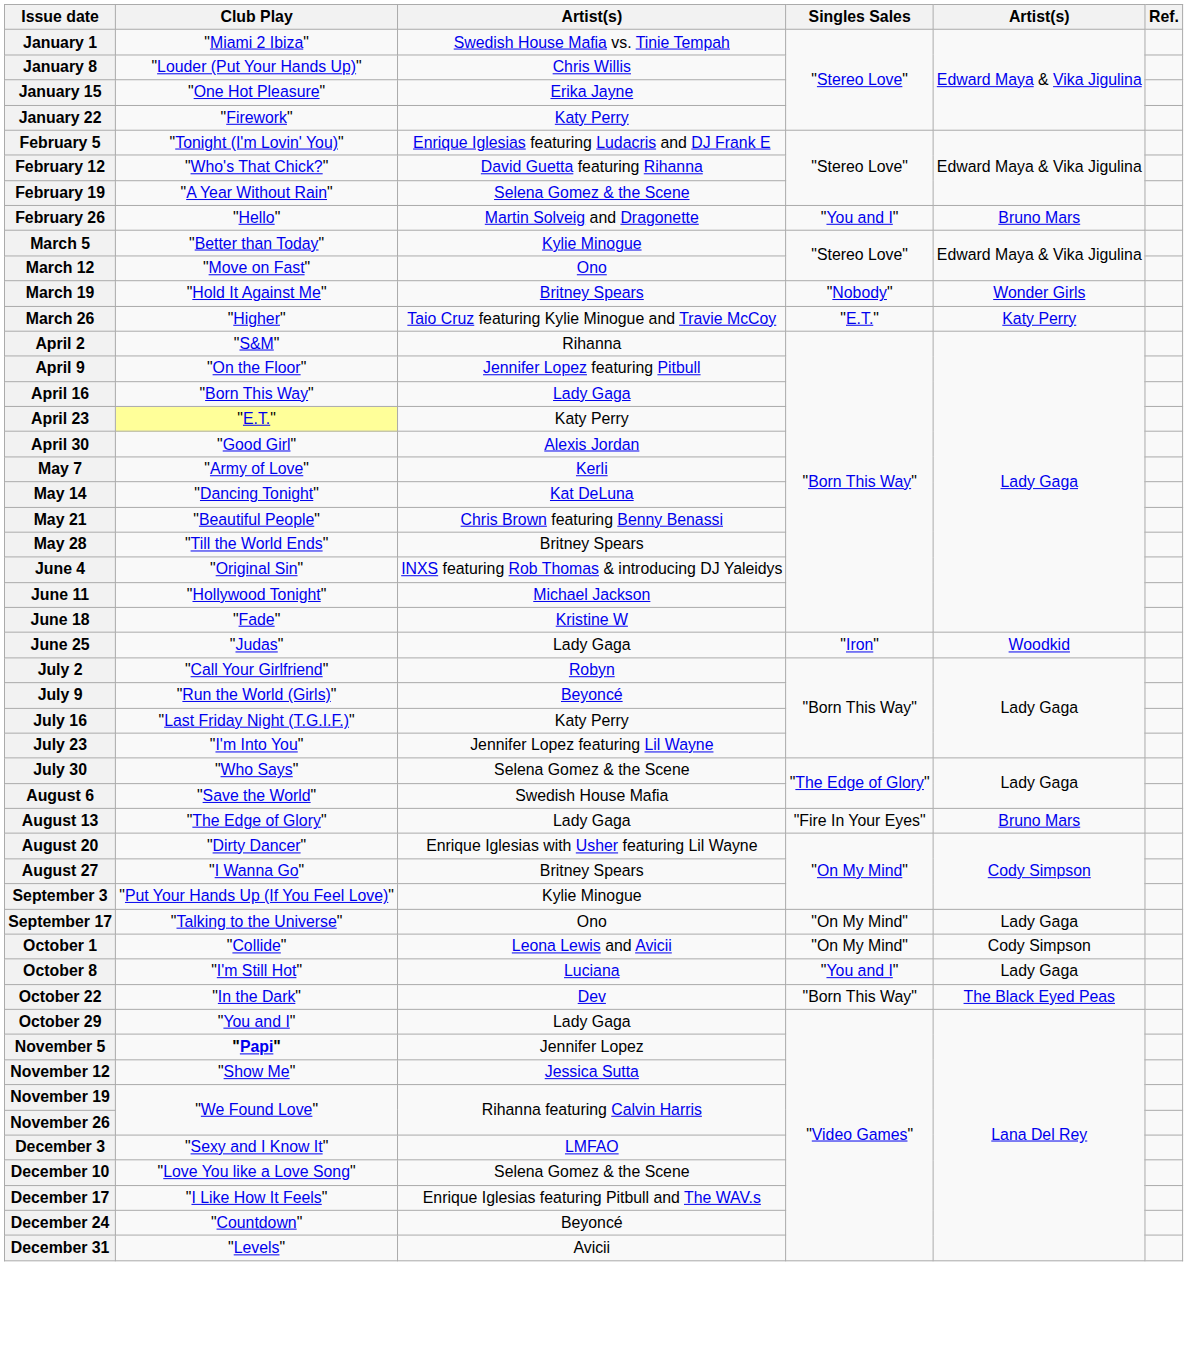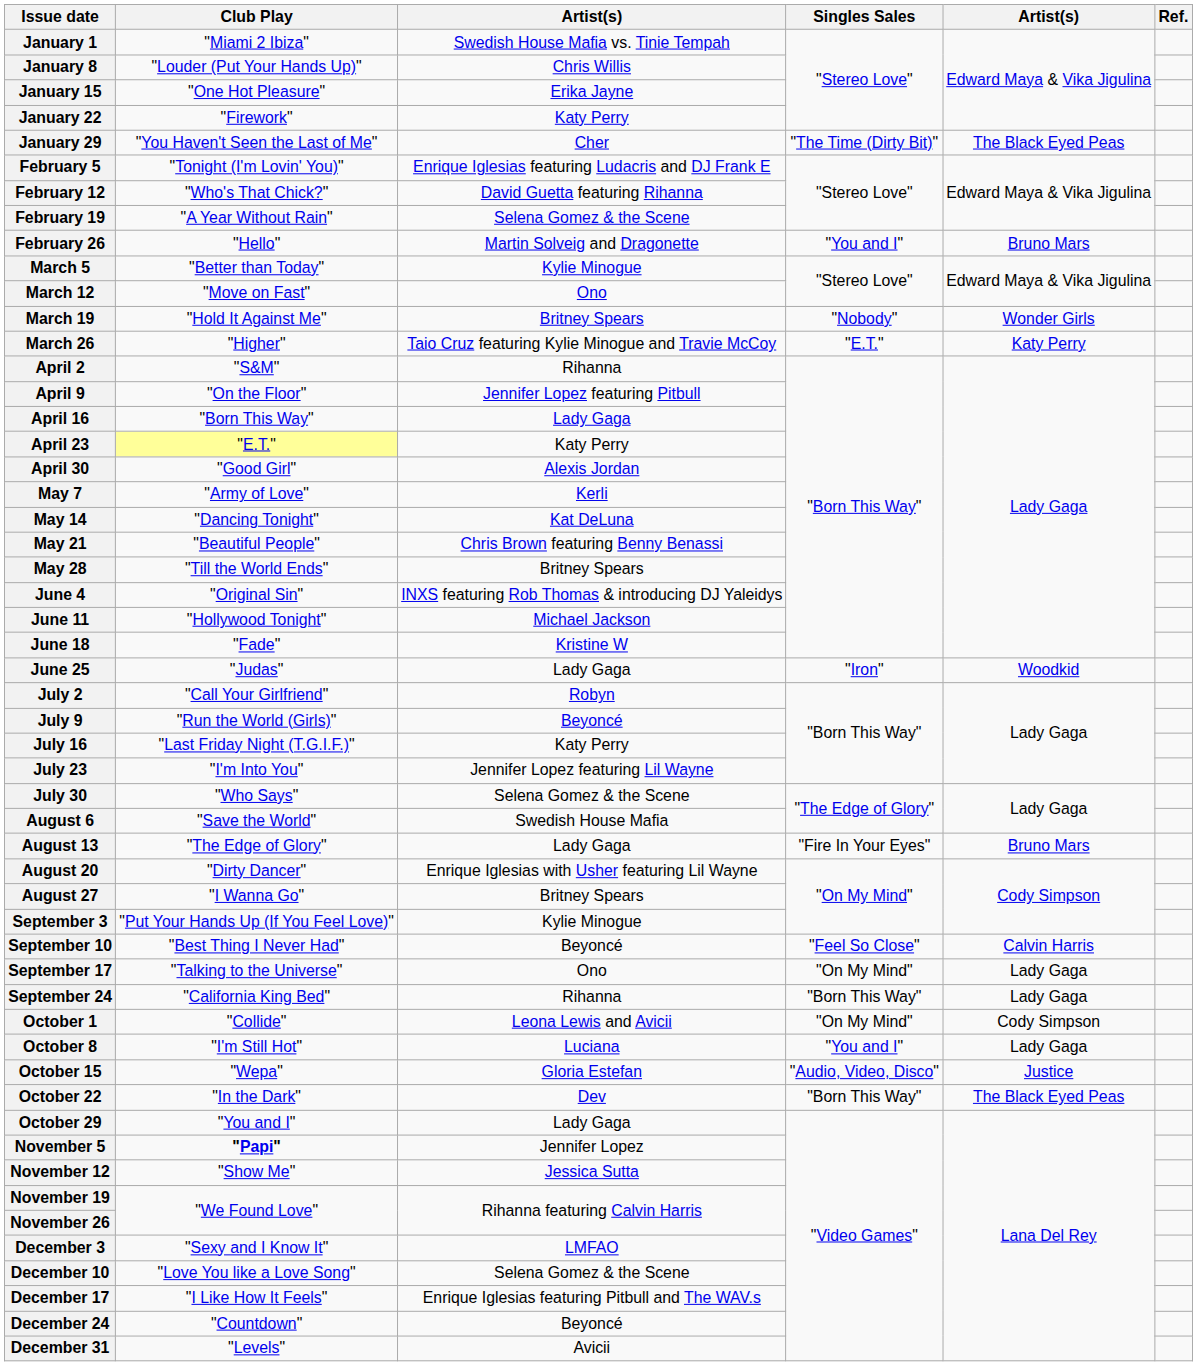+ row: (60, 142)
+ row: (60, 946)
+ row: (60, 996)
+ row: (60, 1072)
